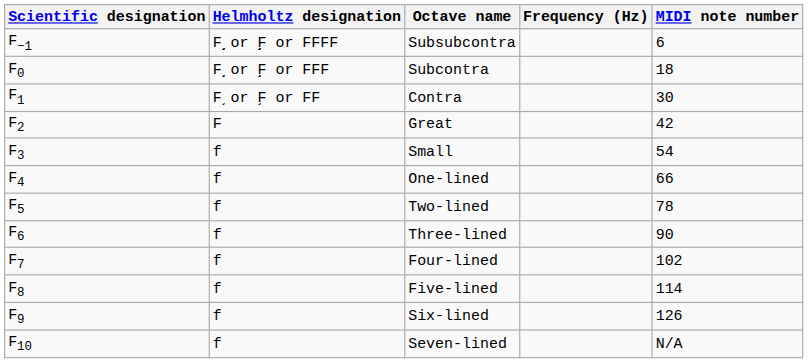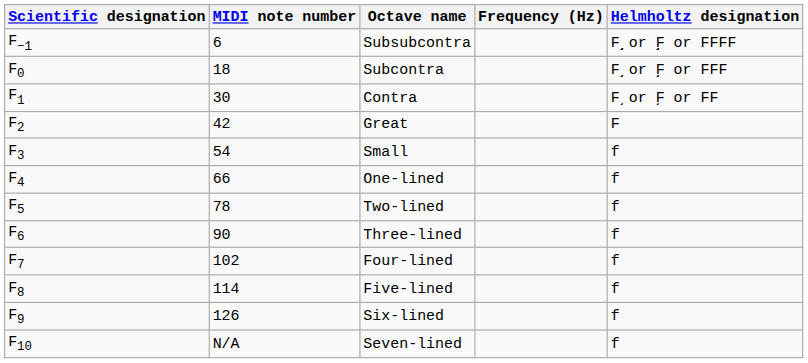columns swapped: (307, 17) <-> (727, 17)
